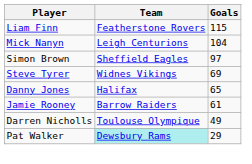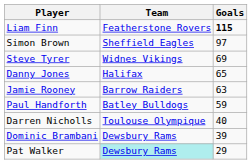(219, 28) normal -> (224, 28) bold
- row: (35, 43)
(216, 105) 61 -> (221, 89) 63
+ row: (47, 105)
(216, 120) 49 -> (221, 120) 40
+ row: (52, 136)
